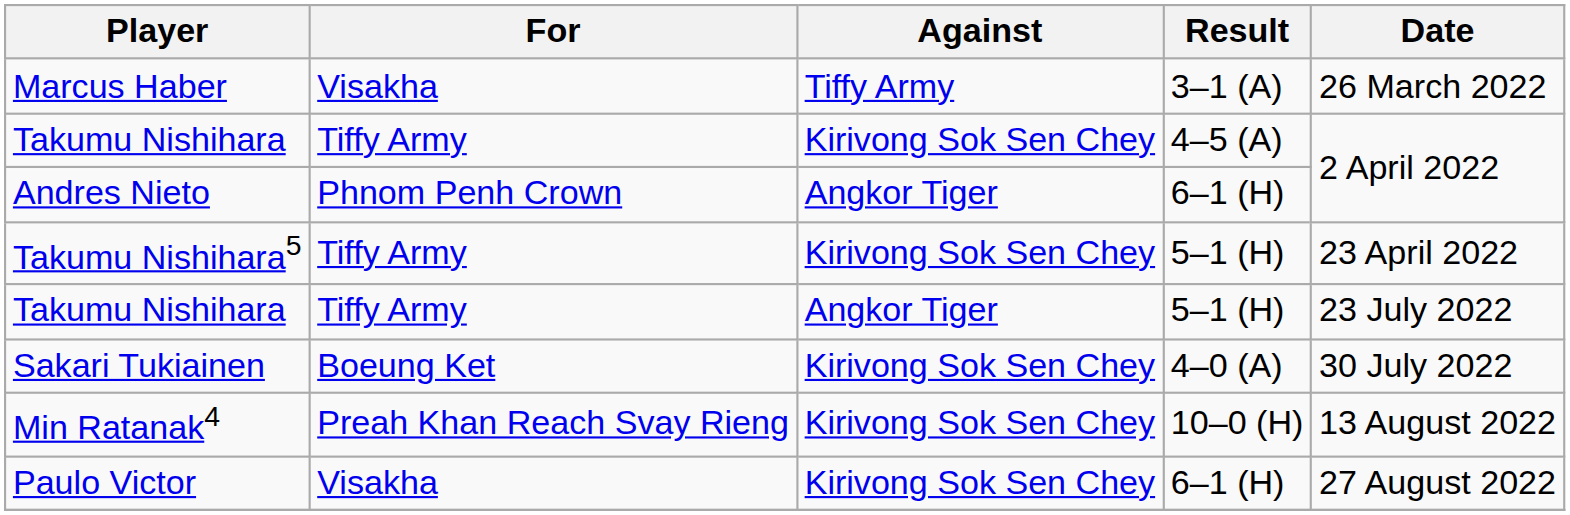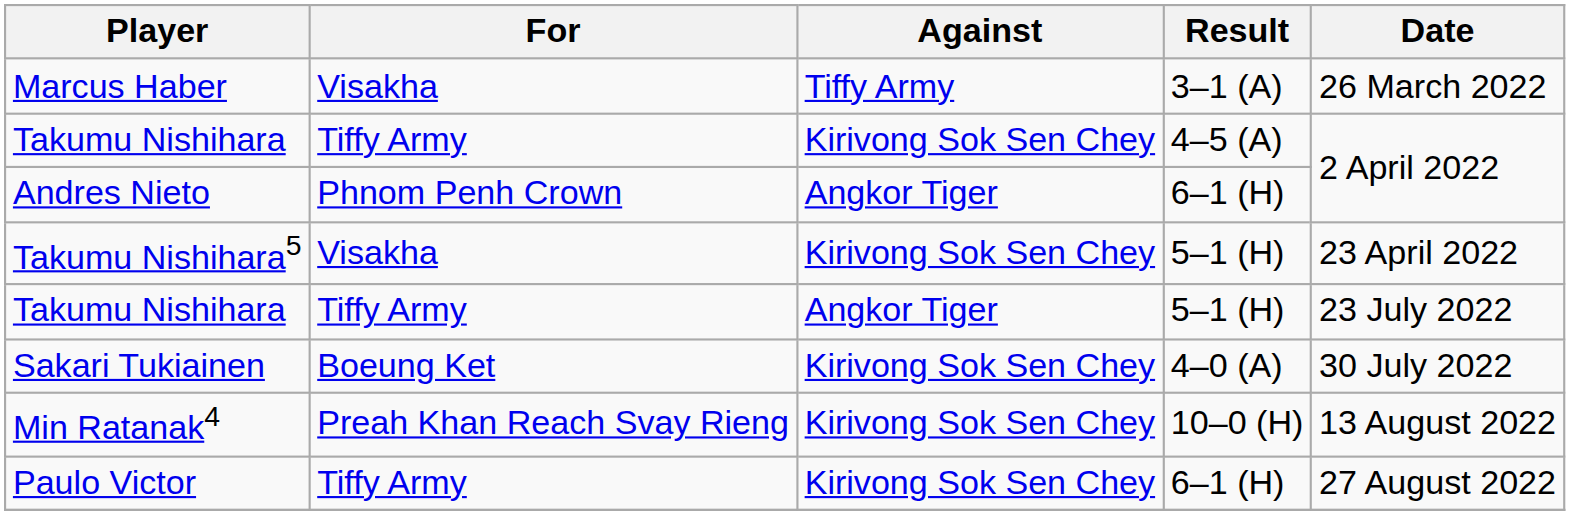(392, 252) Tiffy Army -> (378, 252) Visakha
(378, 482) Visakha -> (392, 482) Tiffy Army
